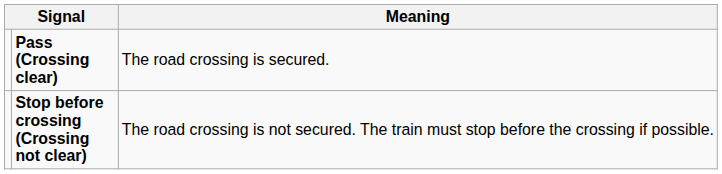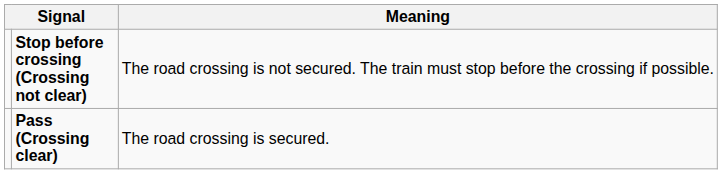rows swapped: (59, 129) <-> (52, 60)
